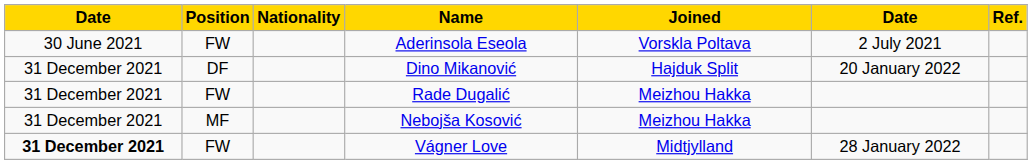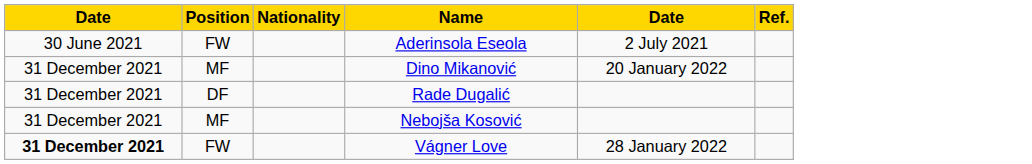- column: (695, 18)
(218, 69) DF -> (218, 69) MF
(218, 95) FW -> (218, 95) DF
